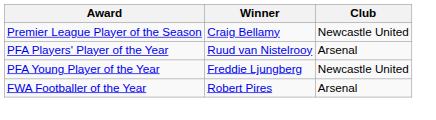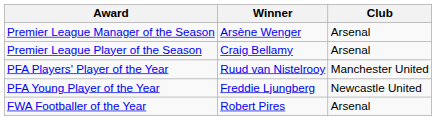+ row: (111, 32)
(363, 32) Newcastle United -> (351, 50) Arsenal
(338, 50) Arsenal -> (380, 69) Manchester United
